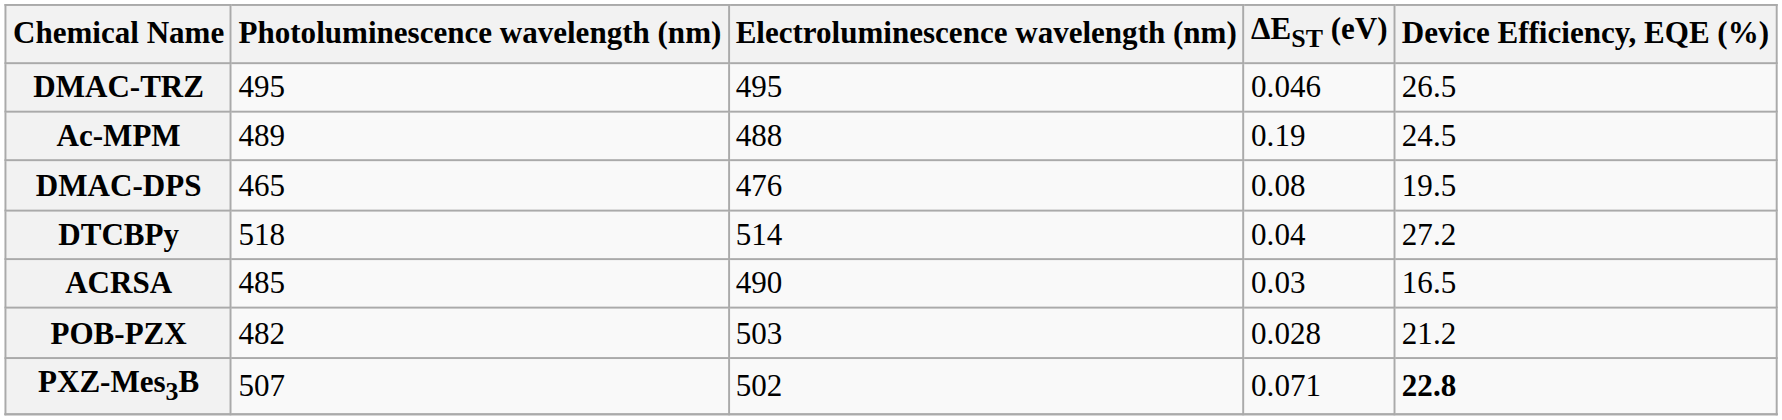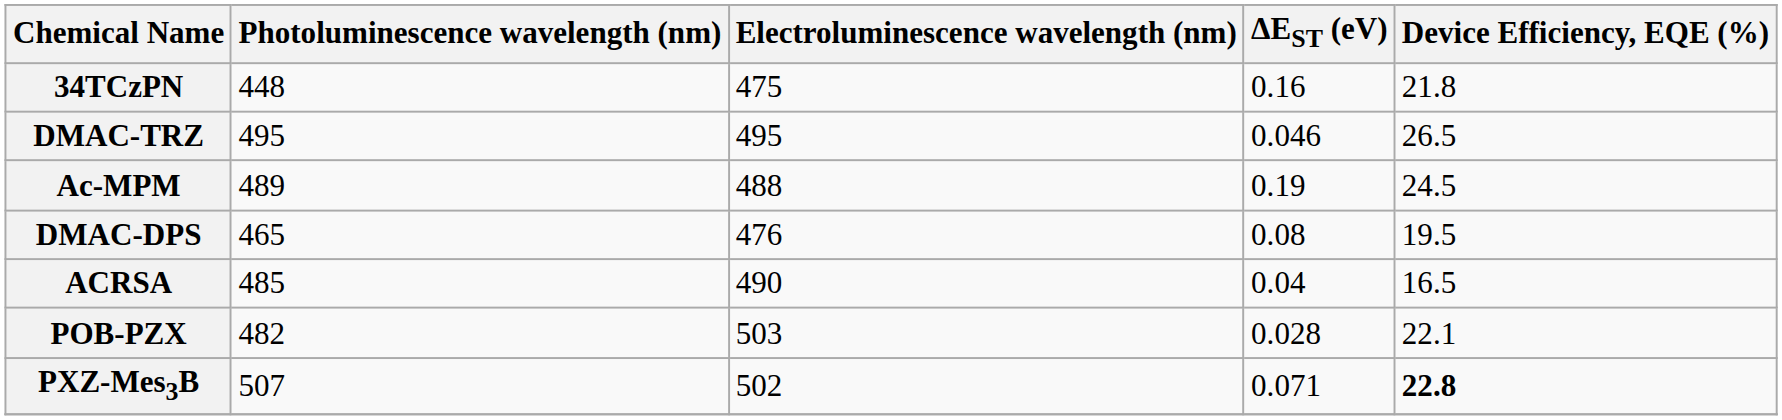+ row: (119, 86)
- row: (119, 234)
(1278, 283) 0.03 -> (1278, 283) 0.04
(1429, 332) 21.2 -> (1429, 332) 22.1
